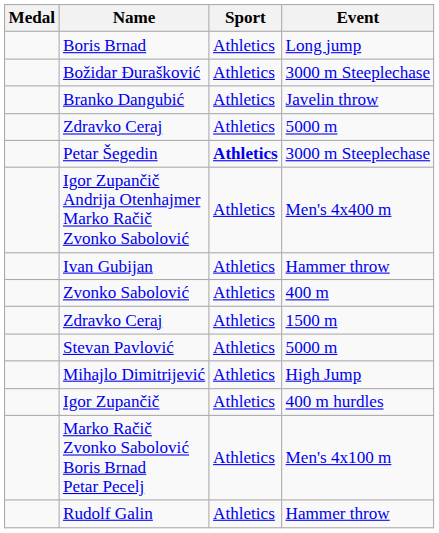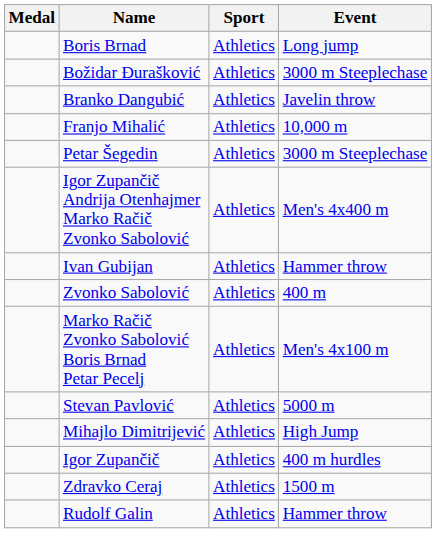- row: (113, 126)
+ row: (114, 126)
(245, 153) bold -> (244, 153) normal
rows swapped: (113, 320) <-> (126, 457)
